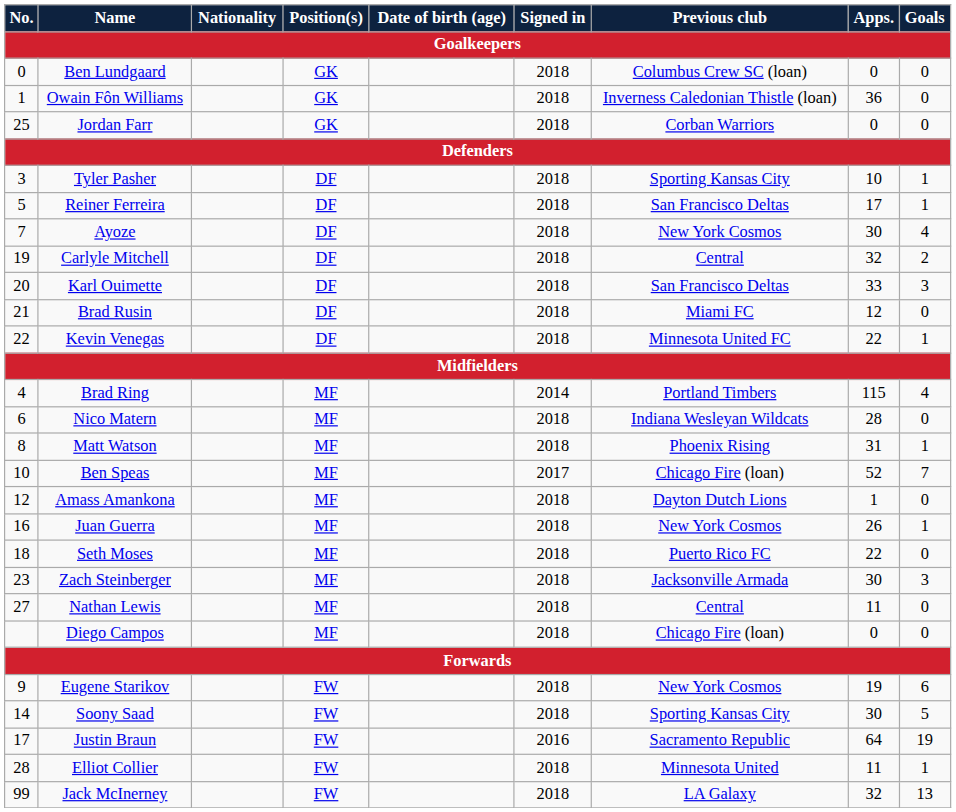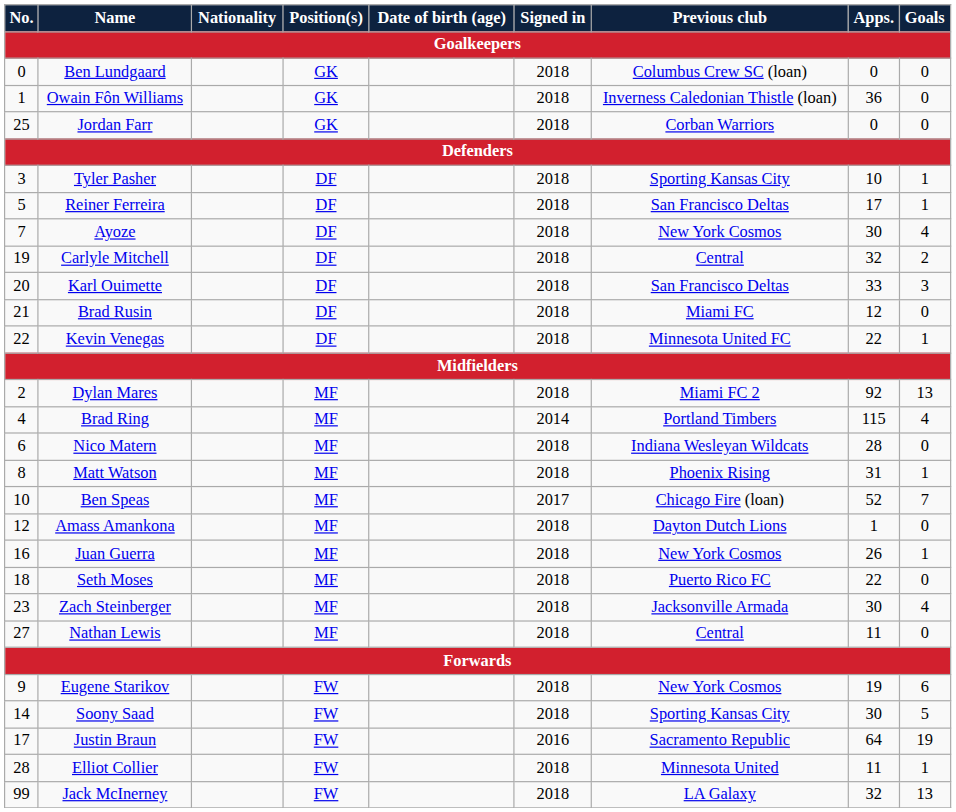+ row: (115, 392)
(925, 579) 3 -> (925, 606) 4
- row: (115, 633)
